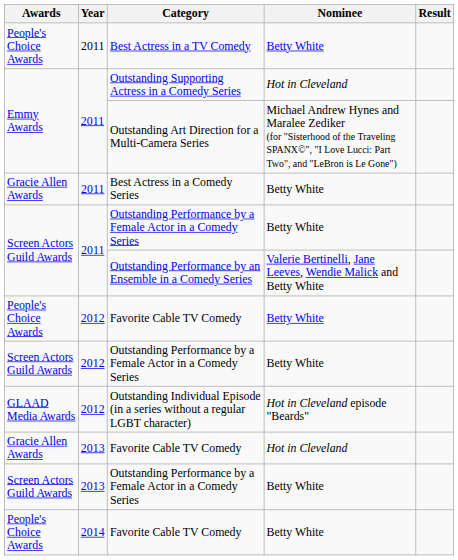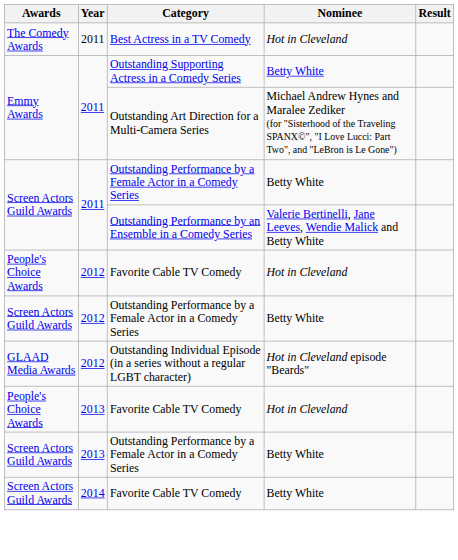(27, 45) People's Choice Awards -> (38, 39) The Comedy Awards
(295, 45) Betty White -> (307, 39) Hot in Cleveland
(307, 84) Hot in Cleveland -> (295, 71) Betty White
- row: (93, 188)
(295, 318) Betty White -> (307, 273) Hot in Cleveland
(37, 448) Gracie Allen Awards -> (27, 409) People's Choice Awards
(27, 532) People's Choice Awards -> (40, 493) Screen Actors Guild Awards
